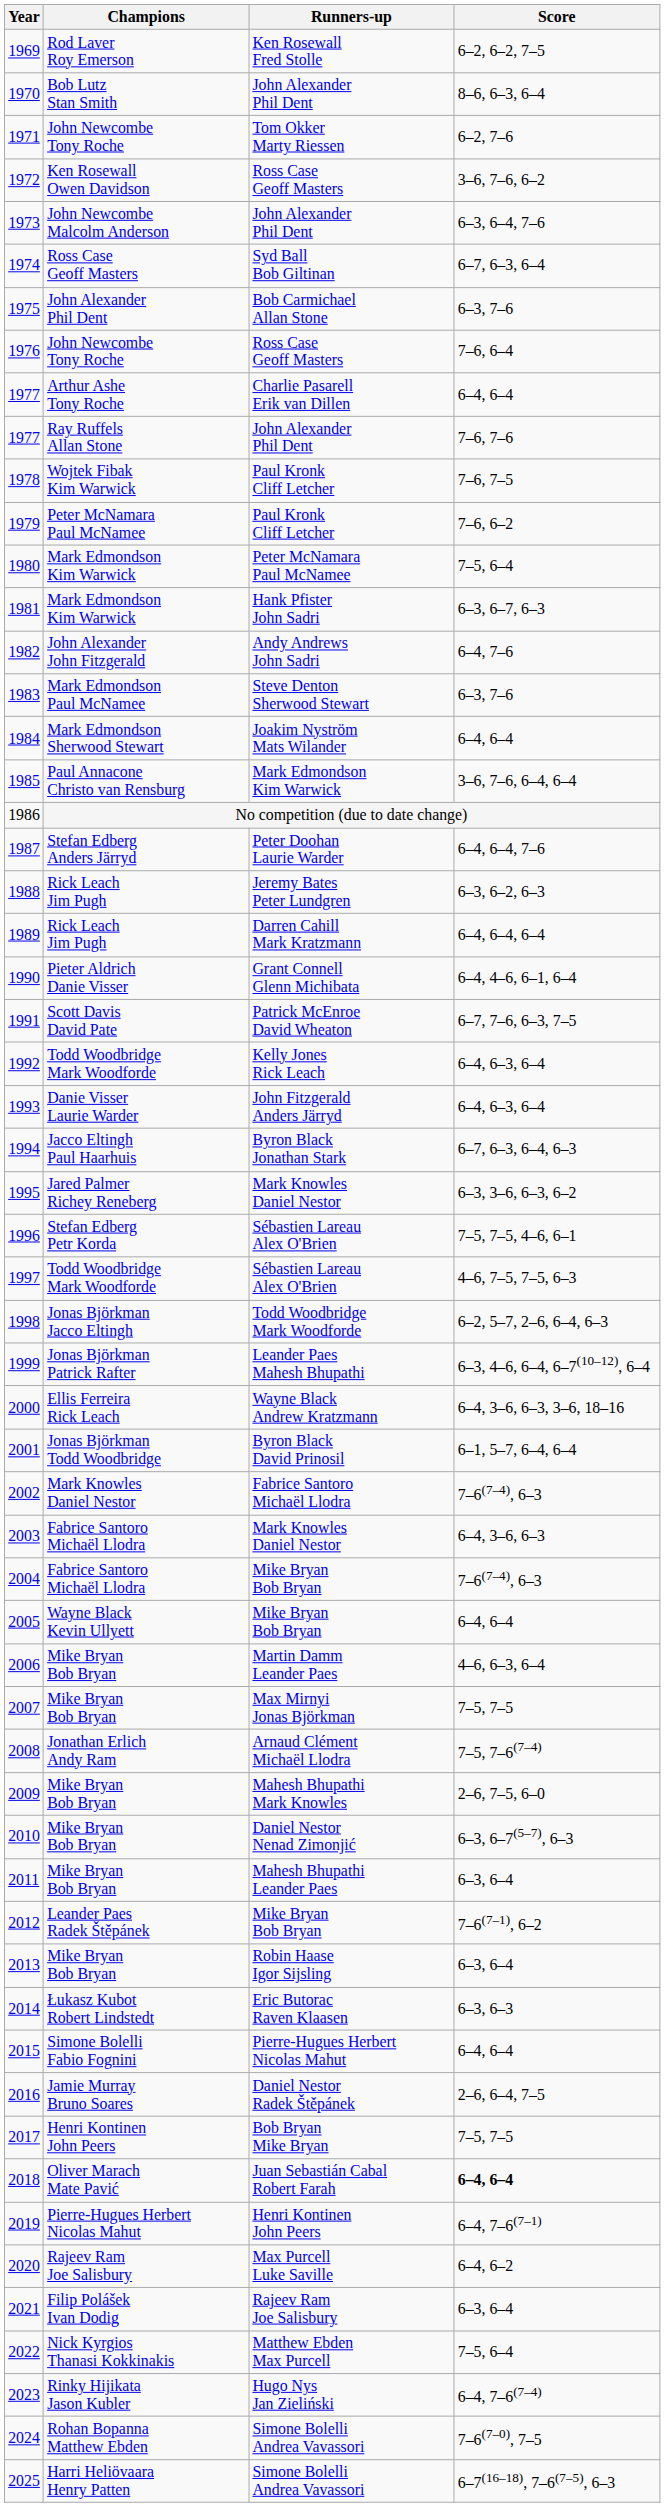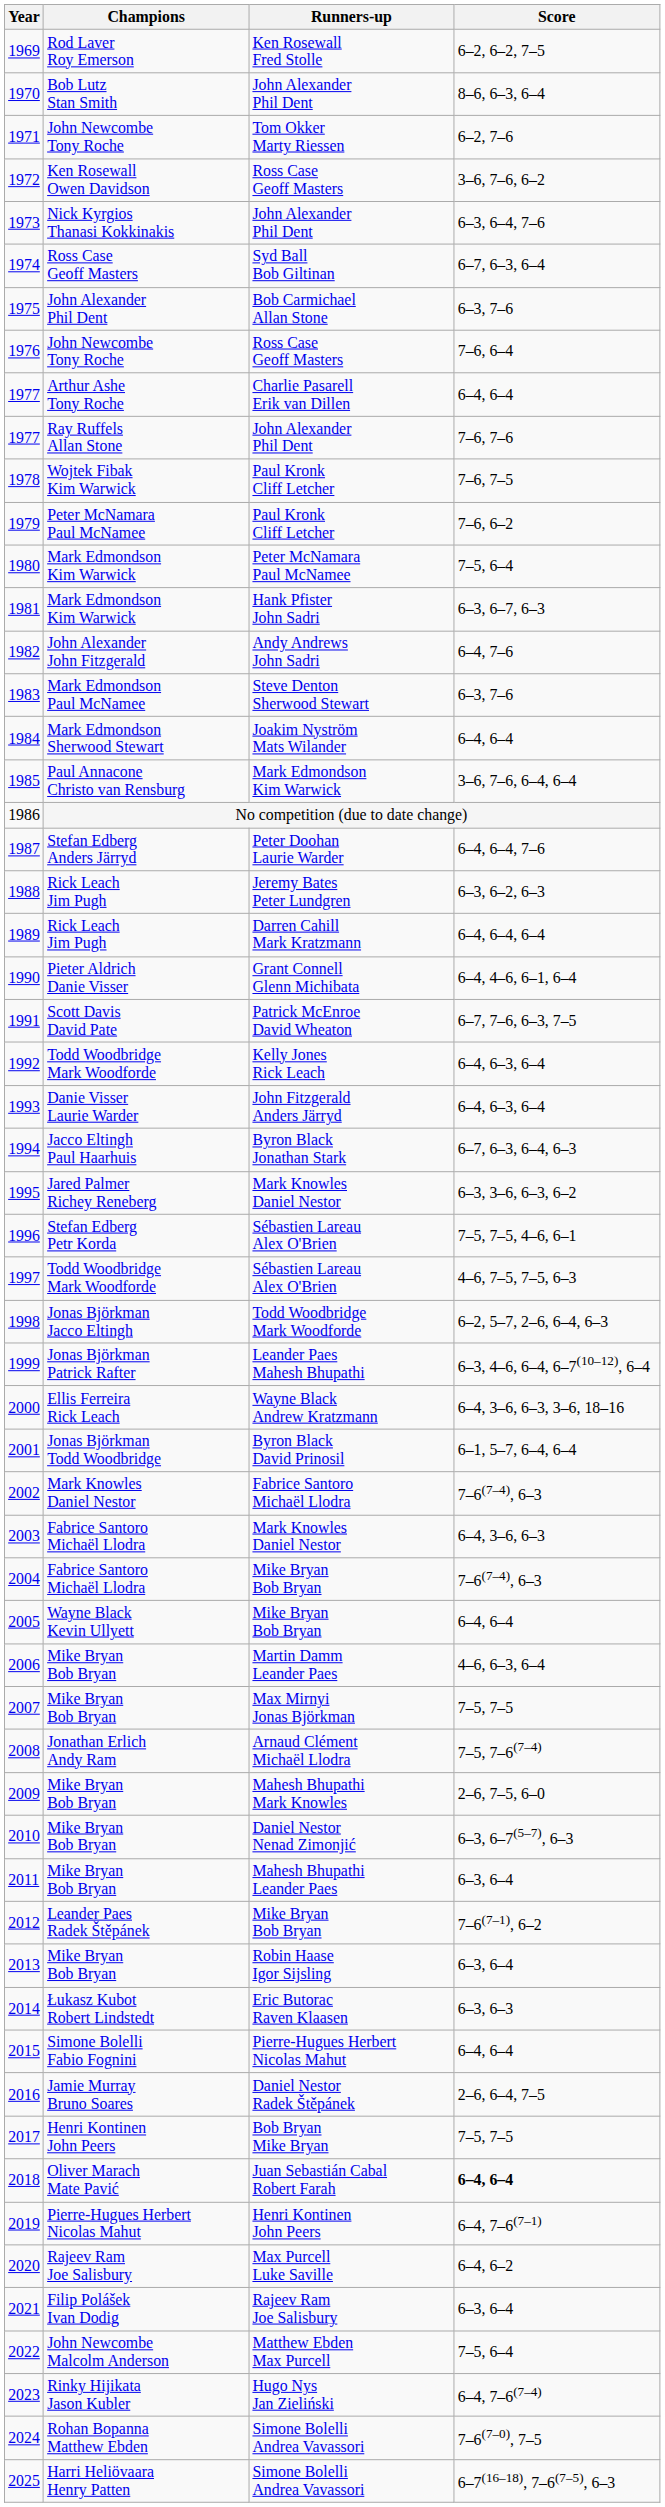(108, 222) John Newcombe Malcolm Anderson -> (111, 222) Nick Kyrgios Thanasi Kokkinakis
(111, 2352) Nick Kyrgios Thanasi Kokkinakis -> (108, 2352) John Newcombe Malcolm Anderson
